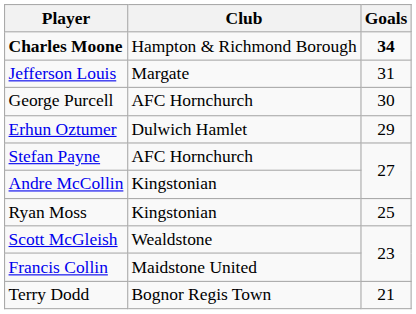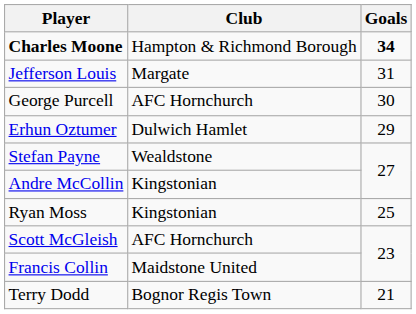(192, 156) AFC Hornchurch -> (172, 156) Wealdstone
(172, 239) Wealdstone -> (192, 239) AFC Hornchurch
